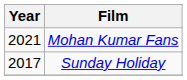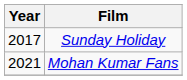rows swapped: (113, 63) <-> (113, 39)
